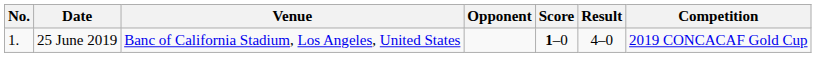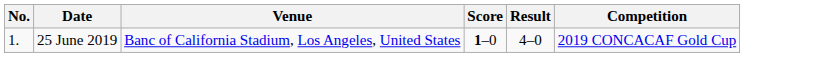- column: (500, 16)
